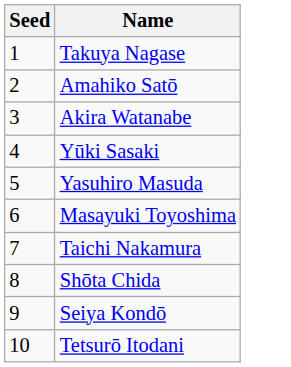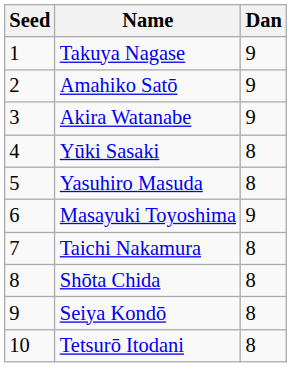+ column: (264, 20)
